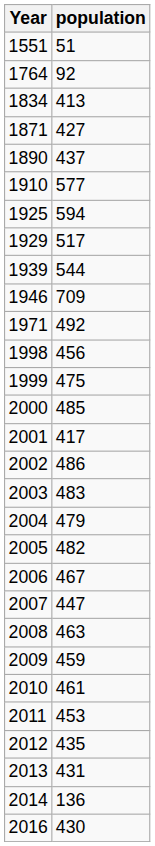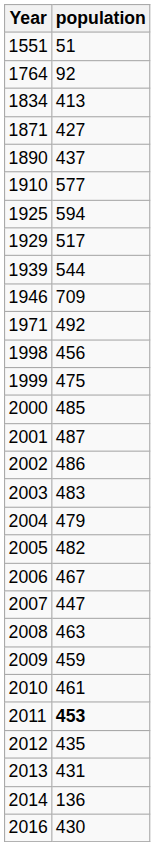(71, 437) 417 -> (71, 437) 487
(71, 716) normal -> (71, 716) bold
